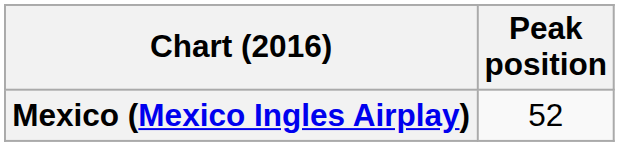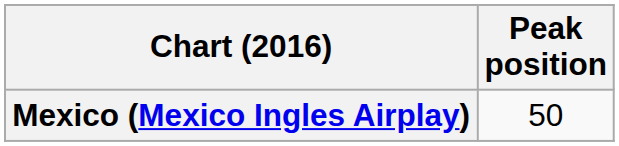(546, 114) 52 -> (546, 114) 50
